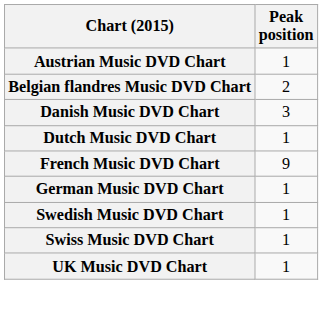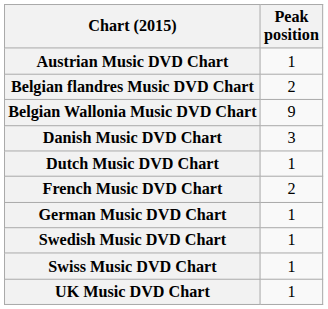+ row: (132, 112)
(286, 163) 9 -> (291, 189) 2
